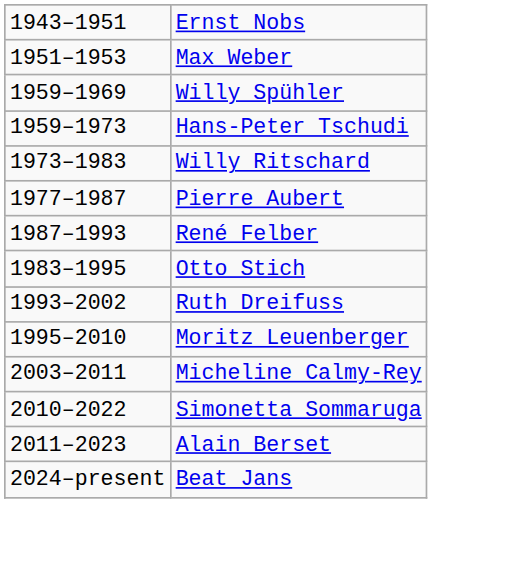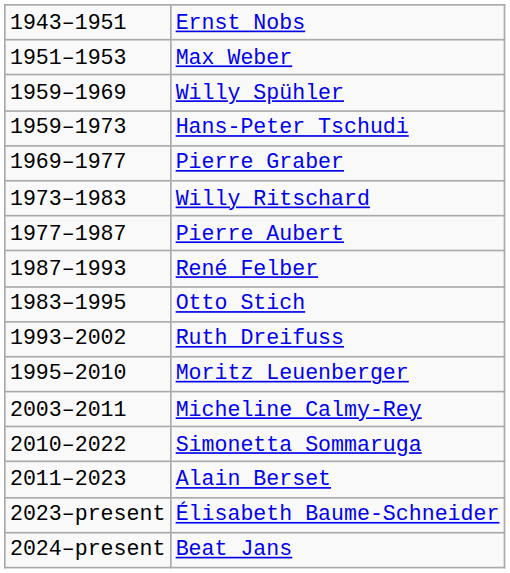+ row: (260, 163)
+ row: (338, 515)
